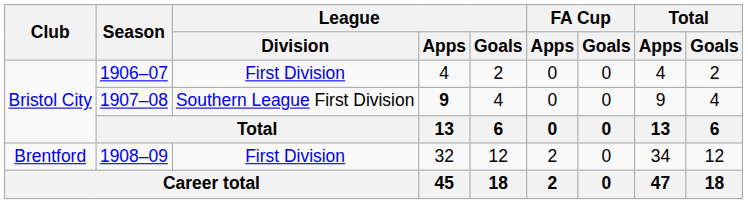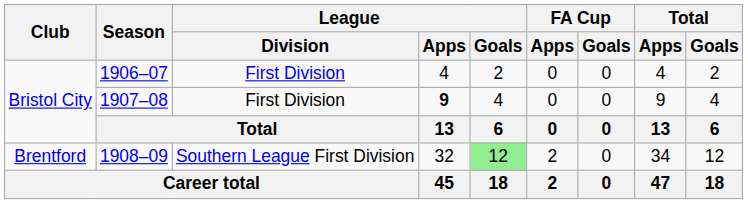(295, 101) Southern League First Division -> (295, 101) First Division
(295, 156) First Division -> (295, 156) Southern League First Division
(498, 156) no background -> (498, 156) lightgreen background
